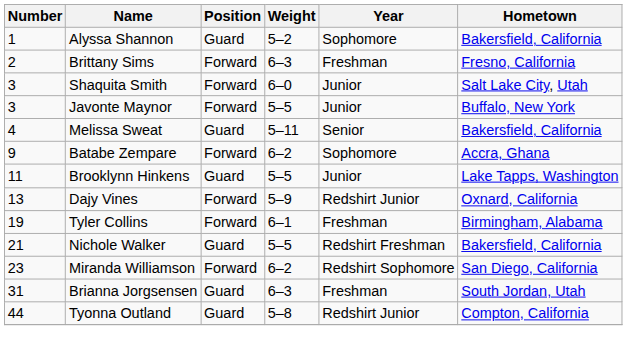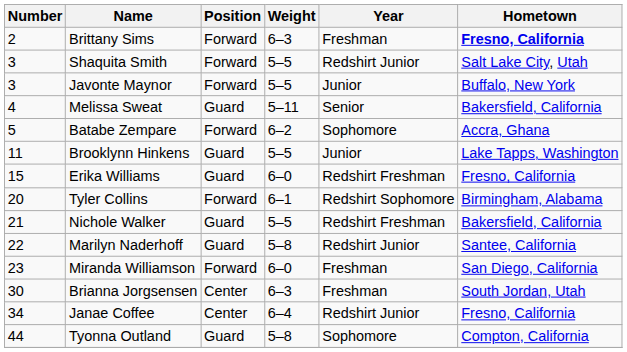- row: (121, 39)
(518, 62) normal -> (523, 39) bold
(280, 85) 6–0 -> (280, 62) 5–5
(342, 85) Junior -> (371, 62) Redshirt Junior
(12, 153) 9 -> (12, 130) 5
- row: (103, 199)
+ row: (114, 176)
(16, 222) 19 -> (16, 199) 20
(355, 222) Freshman -> (388, 199) Redshirt Sophomore
+ row: (126, 245)
(280, 268) 6–2 -> (280, 268) 6–0
(388, 268) Redshirt Sophomore -> (355, 268) Freshman
(16, 290) 31 -> (16, 290) 30
(224, 290) Guard -> (226, 290) Center
+ row: (112, 313)
(371, 313) Redshirt Junior -> (360, 336) Sophomore
